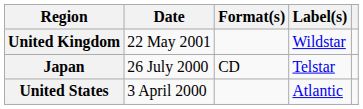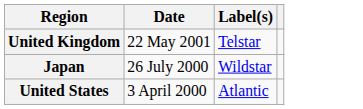- column: (252, 16)
(319, 41) Wildstar -> (239, 41) Telstar
(314, 66) Telstar -> (245, 66) Wildstar
